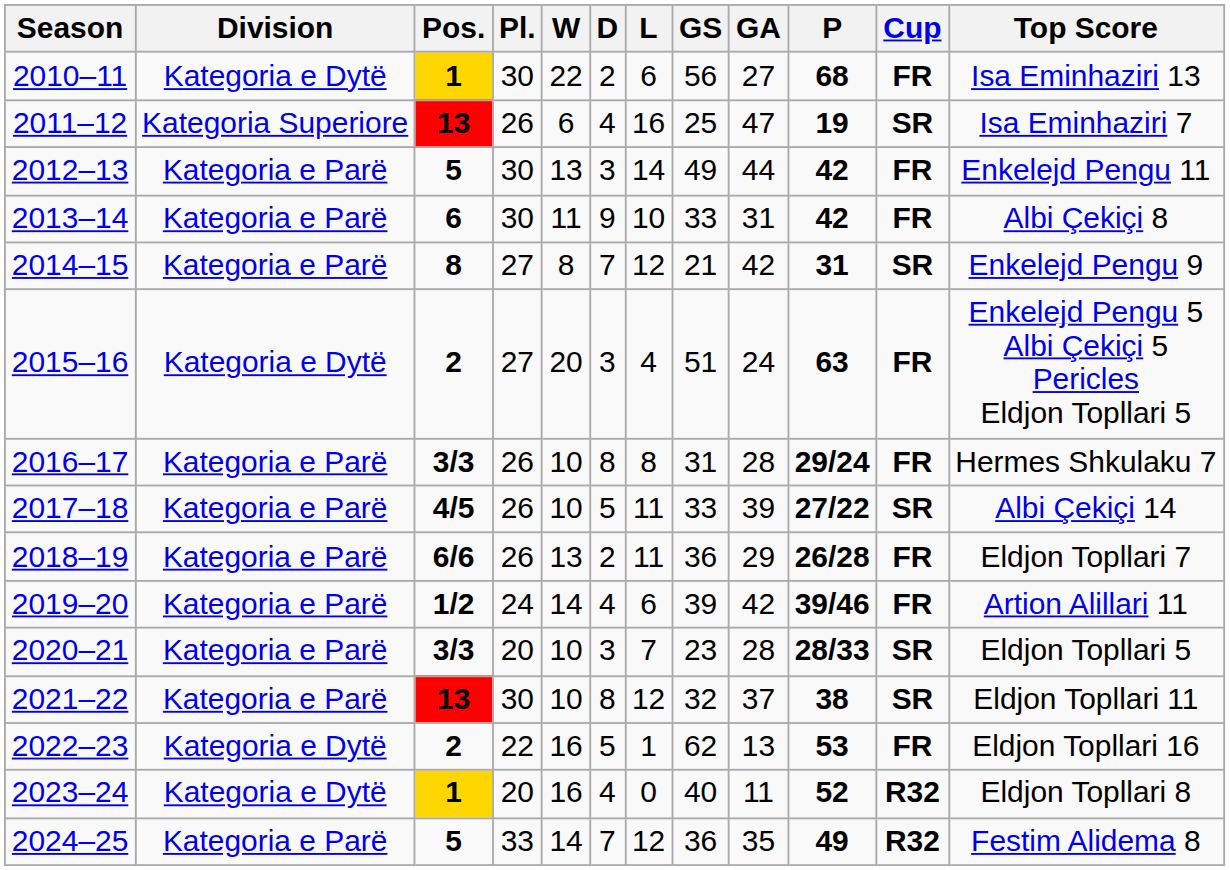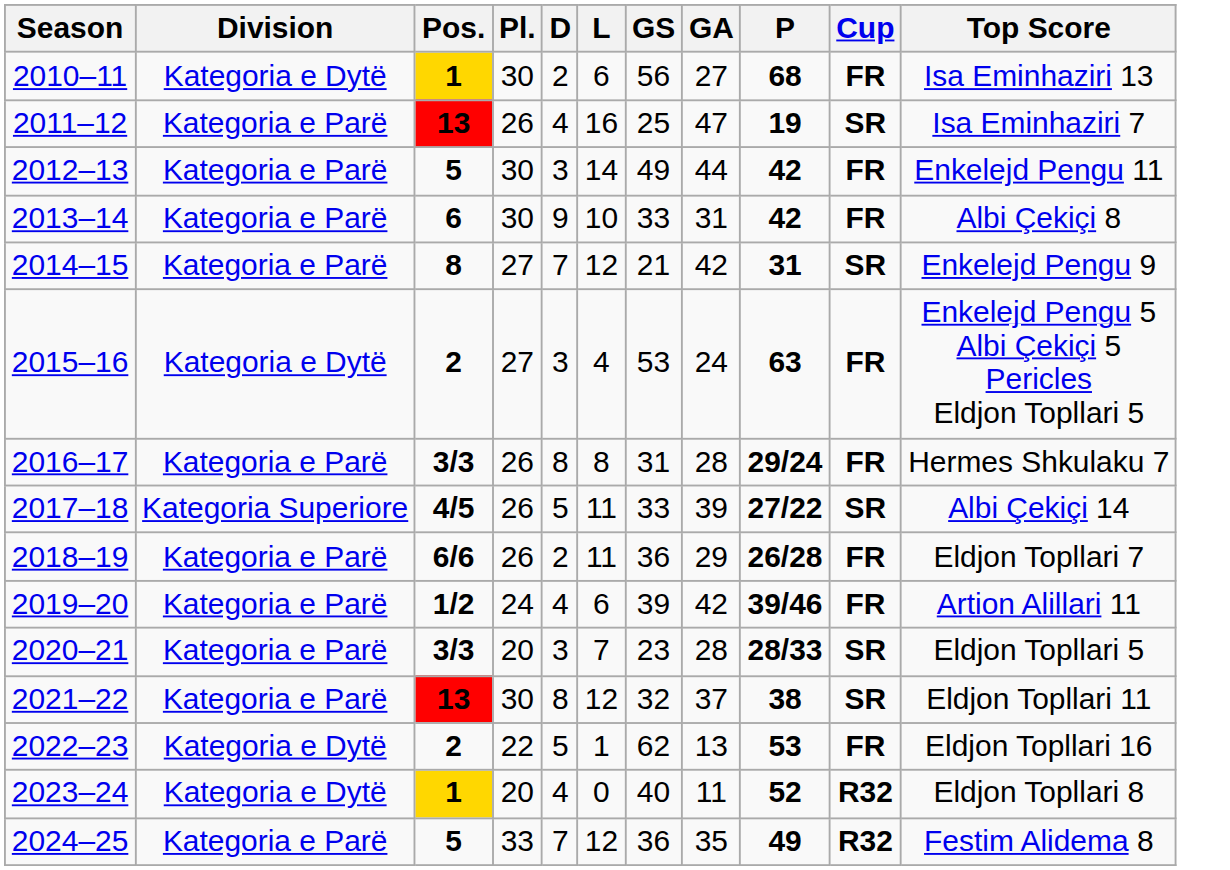- column: (566, 28)
(275, 123) Kategoria Superiore -> (275, 123) Kategoria e Parë
(701, 363) 51 -> (653, 363) 53
(275, 508) Kategoria e Parë -> (275, 508) Kategoria Superiore
